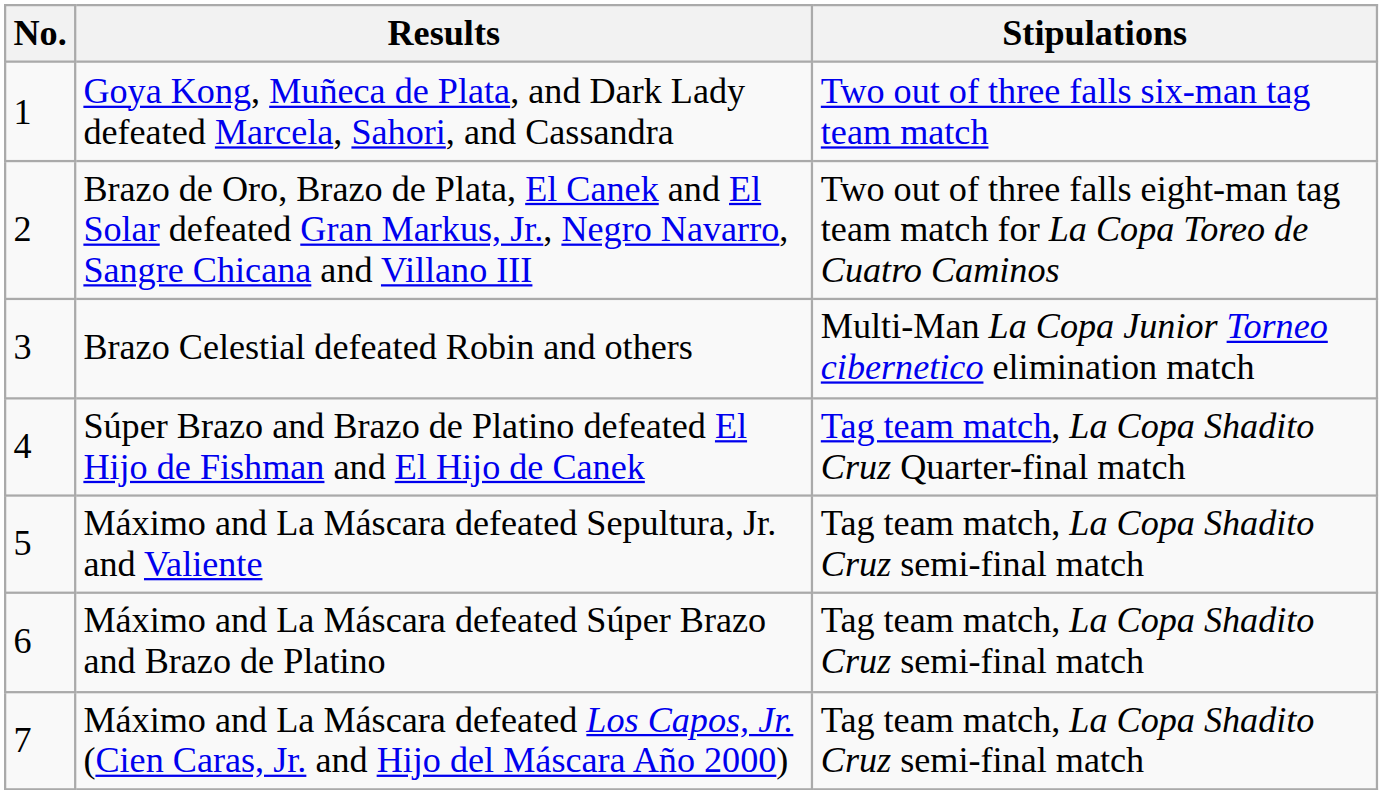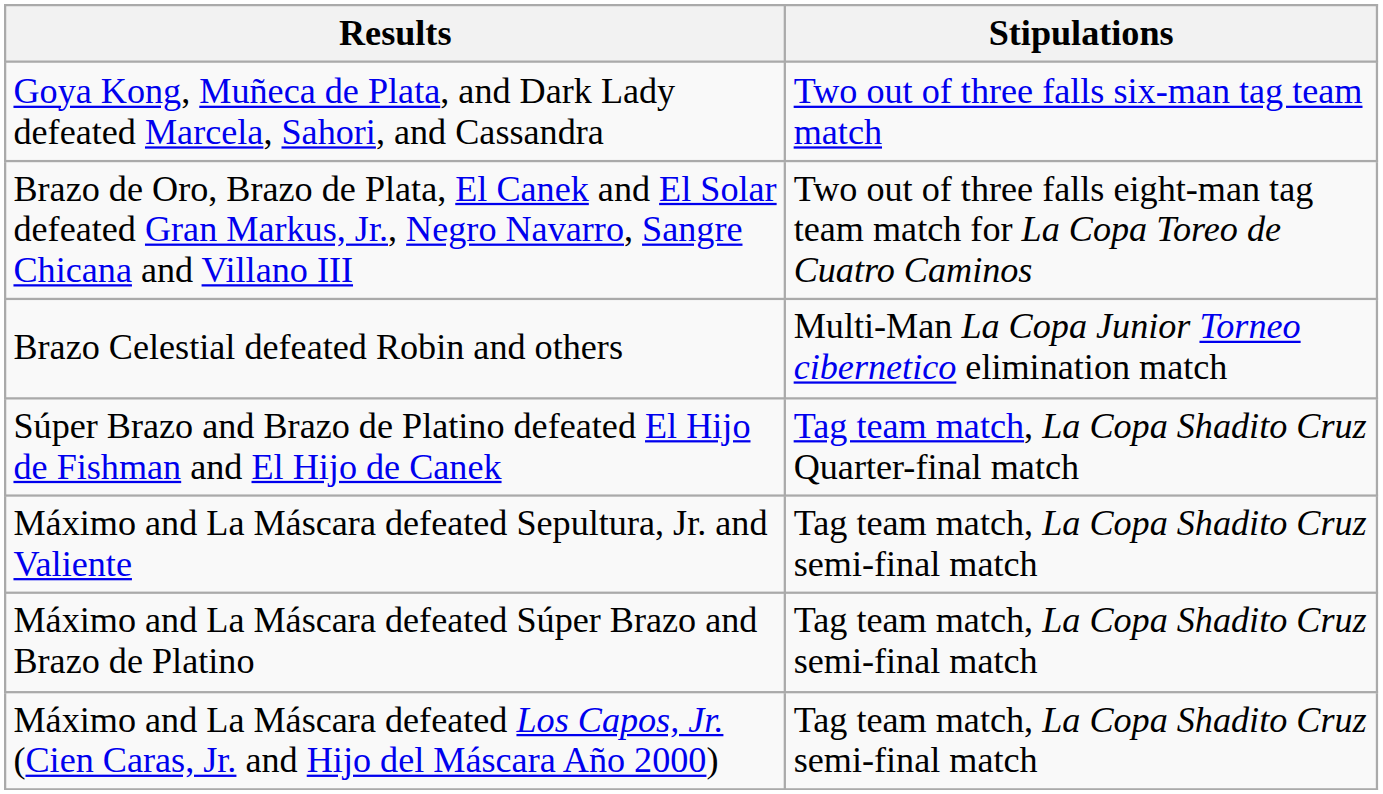- column: (40, 33)
